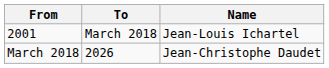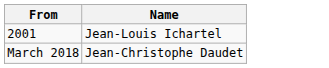- column: (121, 14)
